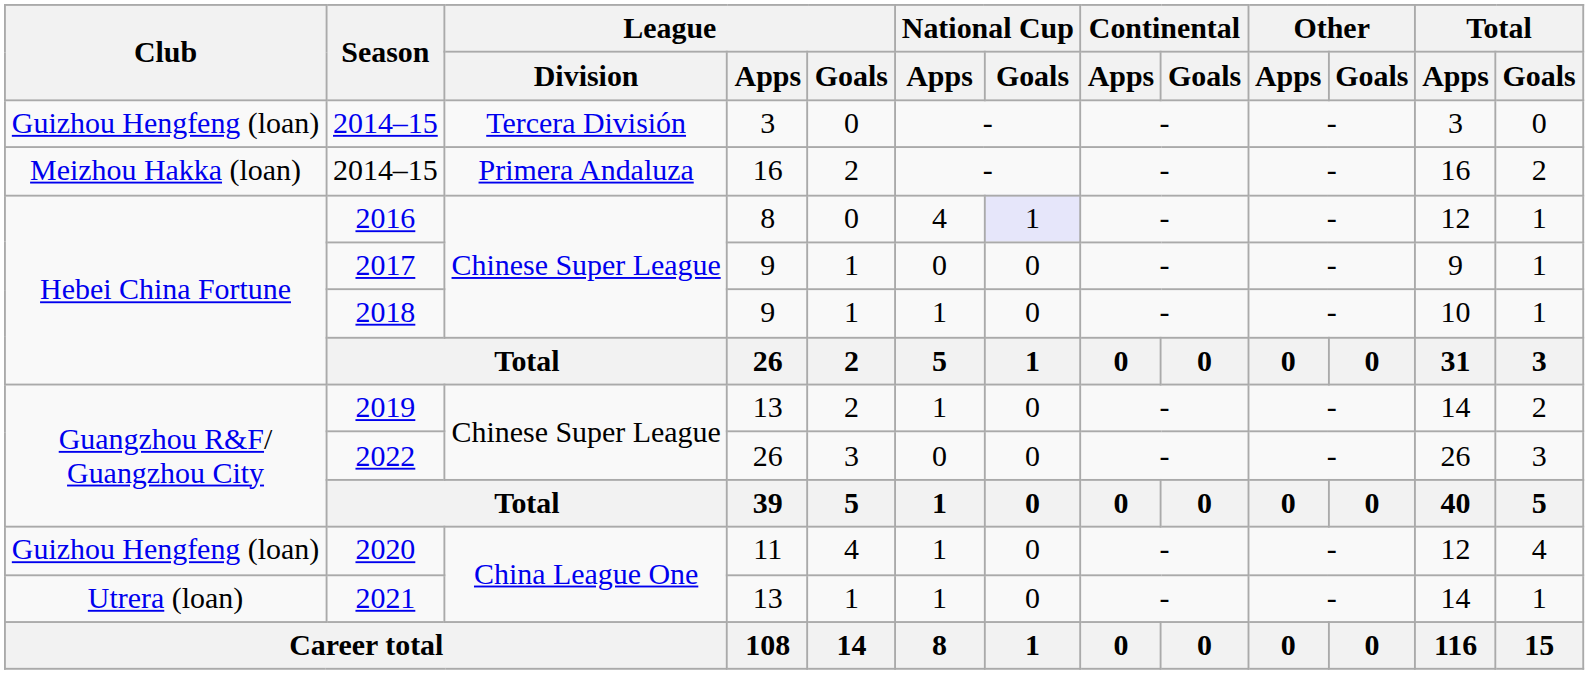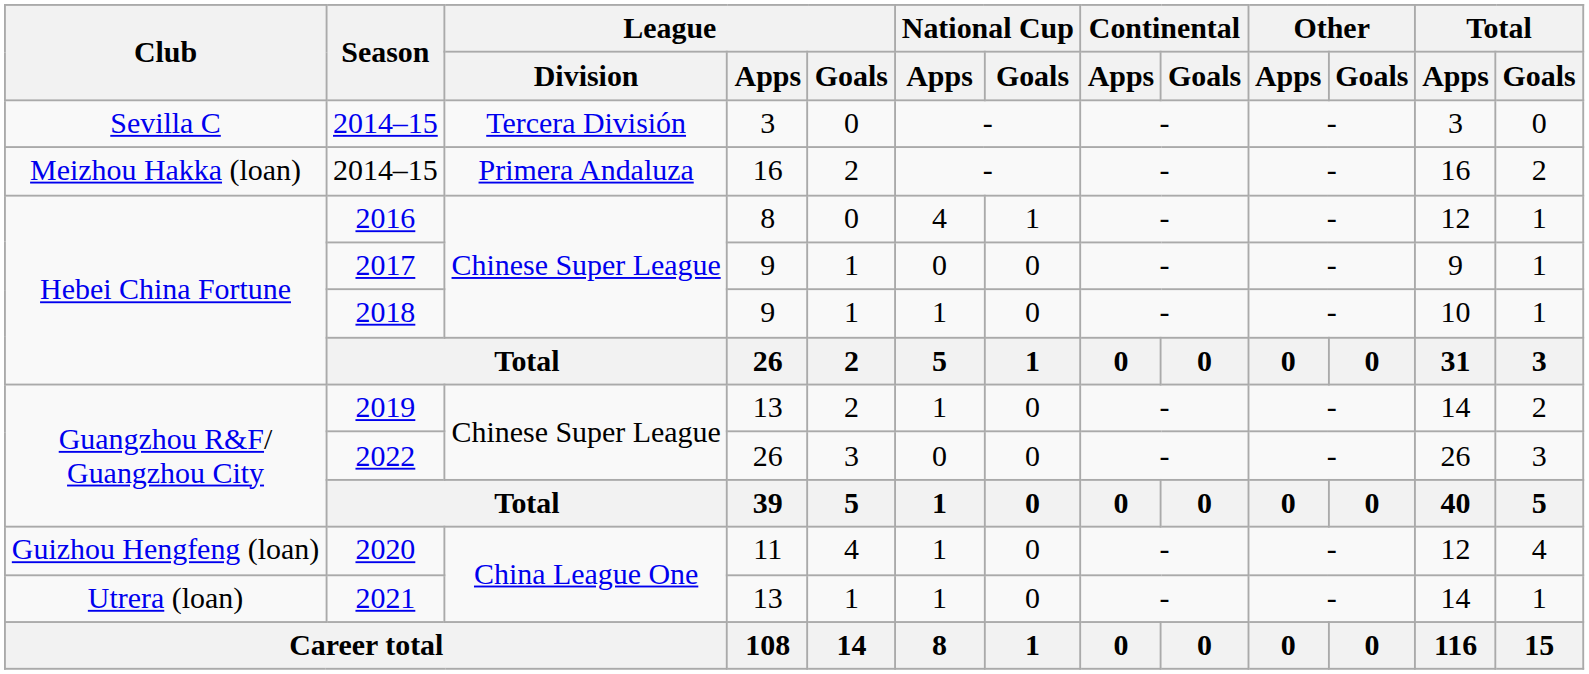(166, 123) Guizhou Hengfeng (loan) -> (166, 123) Sevilla C
(1032, 218) lavender background -> (1032, 218) no background
